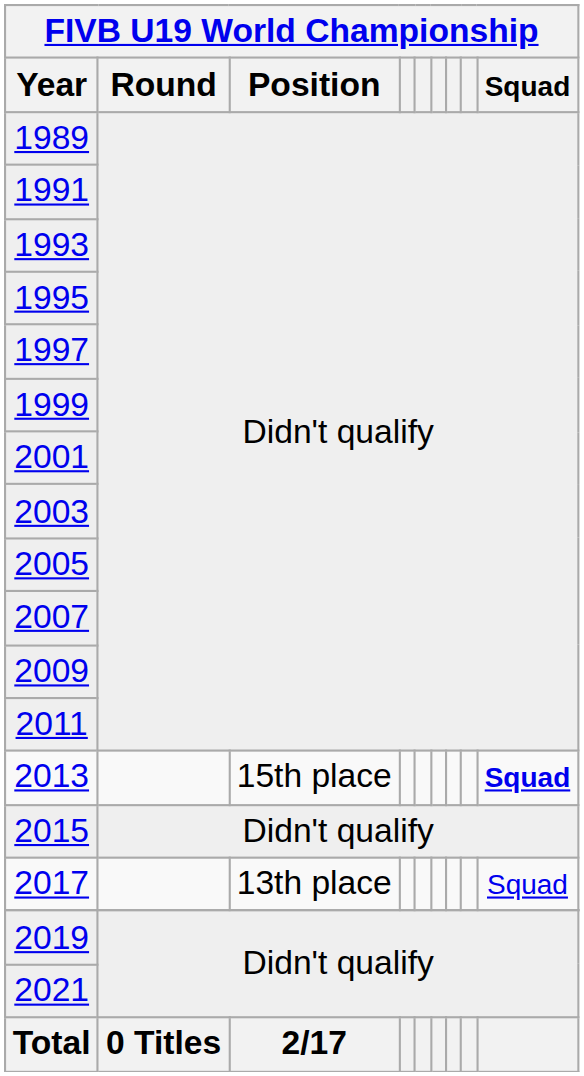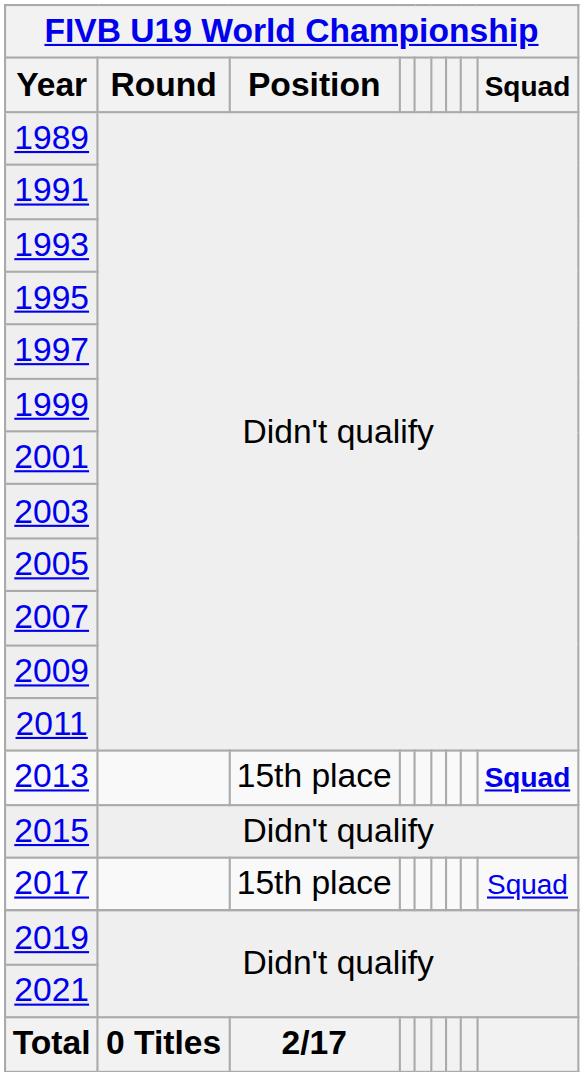(314, 883) 13th place -> (314, 883) 15th place
